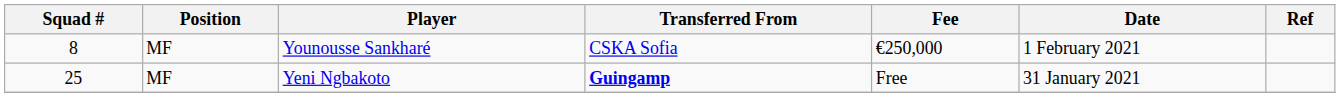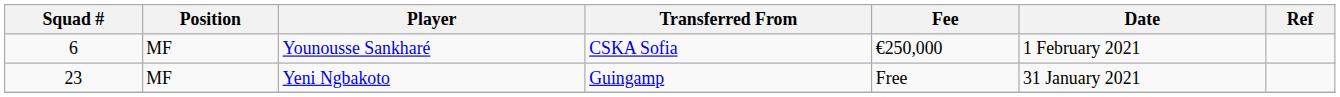(73, 48) 8 -> (73, 48) 6
(73, 77) 25 -> (73, 77) 23
(630, 77) bold -> (627, 77) normal
